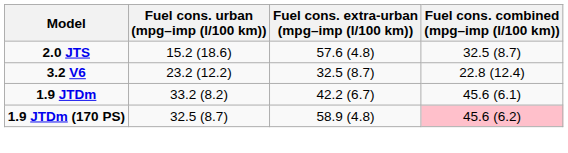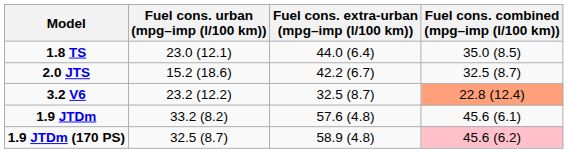+ row: (66, 52)
(345, 52) 57.6 (4.8) -> (345, 73) 42.2 (6.7)
(492, 73) no background -> (492, 95) lightsalmon background
(345, 95) 42.2 (6.7) -> (345, 116) 57.6 (4.8)
